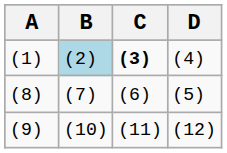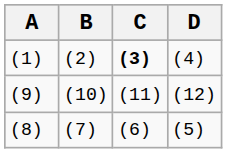(80, 59) lightblue background -> (80, 59) no background
rows swapped: (26, 95) <-> (26, 130)
